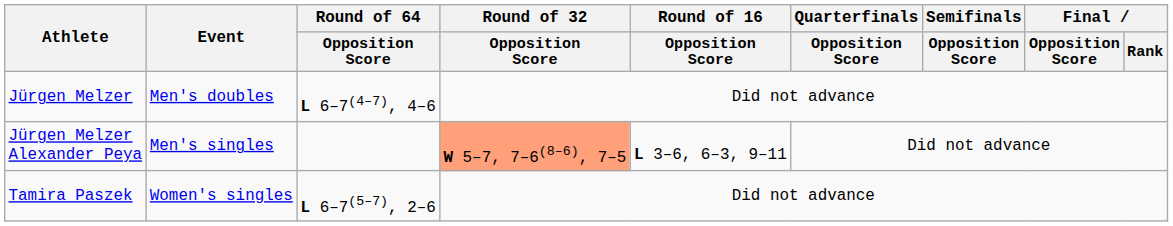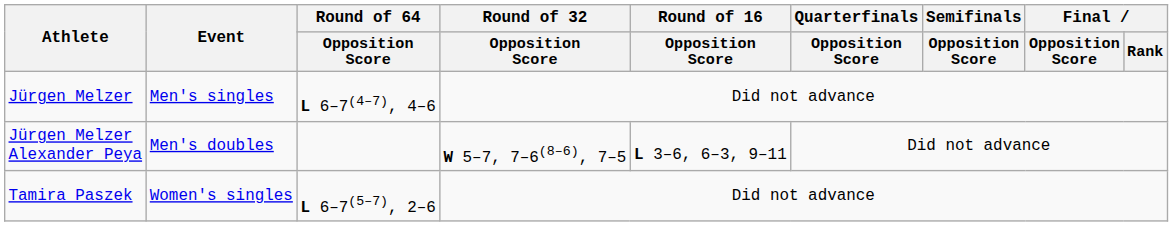(212, 96) Men's doubles -> (212, 96) Men's singles
(212, 146) Men's singles -> (212, 146) Men's doubles
(535, 155) lightsalmon background -> (535, 155) no background
